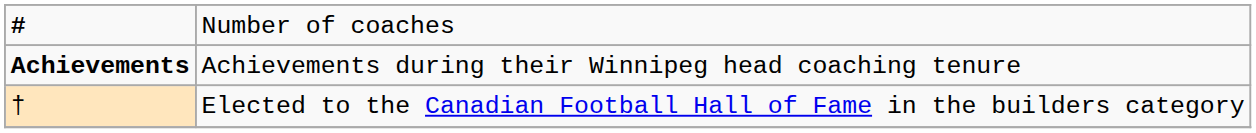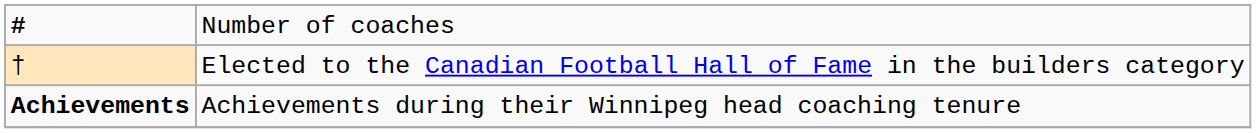rows swapped: (26, 106) <-> (100, 66)
